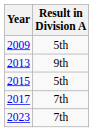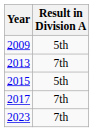(61, 63) 9th -> (61, 63) 7th
